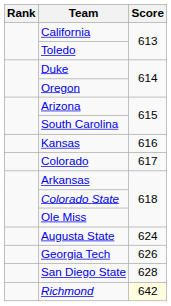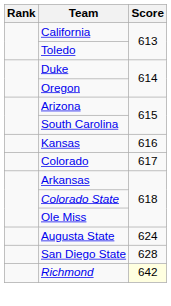- row: (76, 254)
